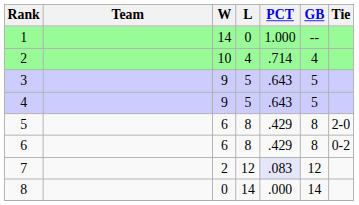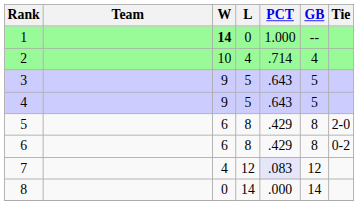(224, 37) normal -> (224, 37) bold
(224, 168) 2 -> (224, 168) 4
